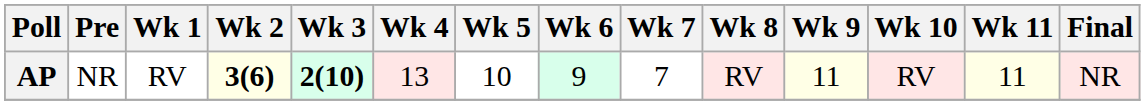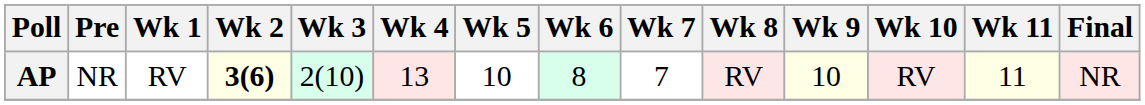(332, 75) bold -> (332, 75) normal
(579, 75) 9 -> (579, 75) 8
(826, 75) 11 -> (826, 75) 10
